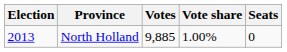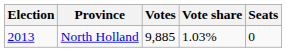(199, 36) 1.00% -> (199, 36) 1.03%
